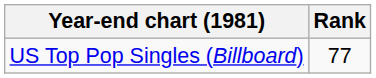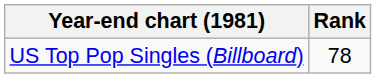(340, 55) 77 -> (340, 55) 78
